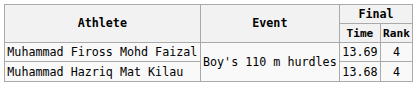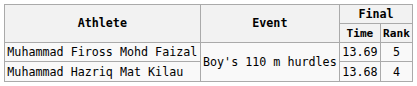(396, 52) 4 -> (396, 52) 5
